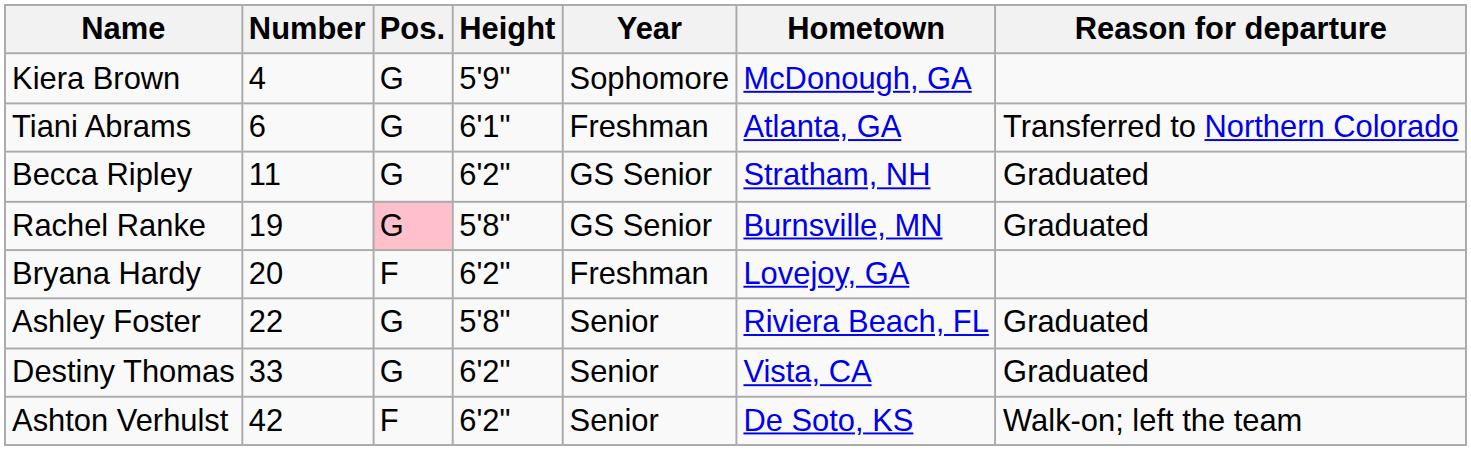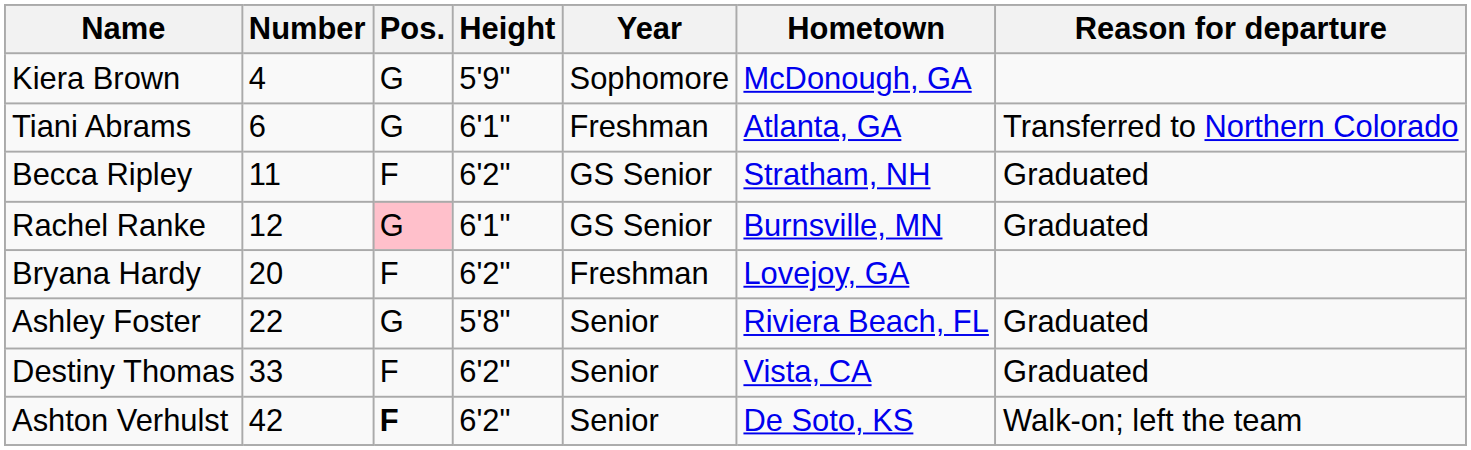(392, 175) G -> (389, 175) F
(266, 224) 19 -> (266, 224) 12
(485, 224) 5'8" -> (485, 224) 6'1"
(392, 371) G -> (389, 371) F
(389, 420) normal -> (389, 420) bold
